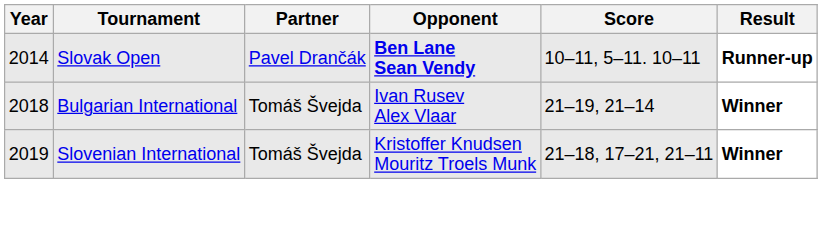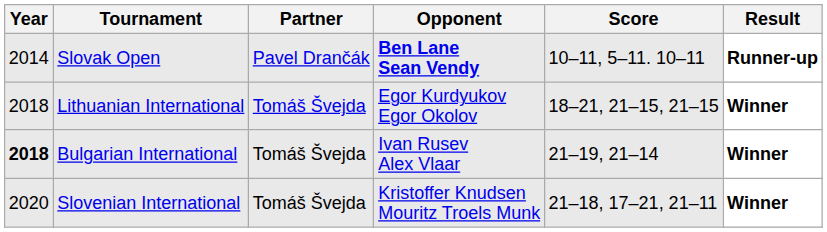+ row: (151, 106)
(29, 106) normal -> (29, 155) bold
(29, 155) 2019 -> (29, 203) 2020
